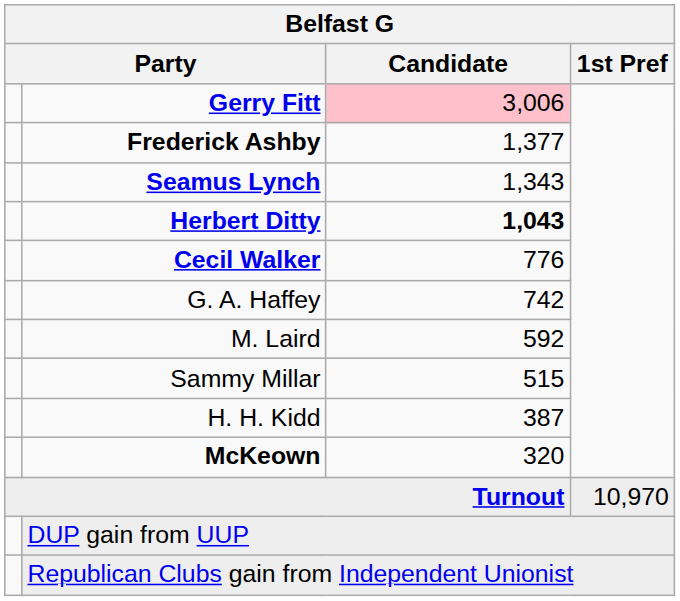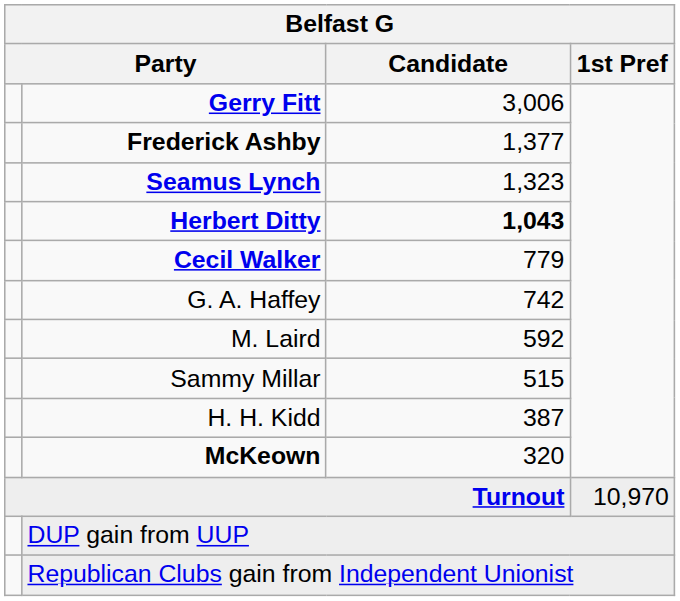(533, 102) pink background -> (533, 102) no background
(533, 181) 1,343 -> (533, 181) 1,323
(544, 260) 776 -> (544, 260) 779
